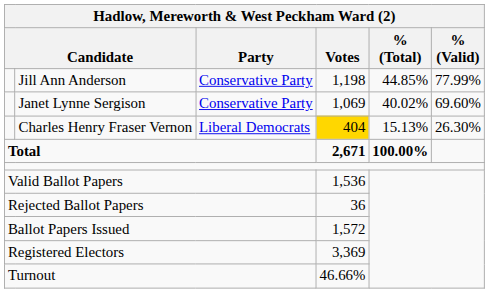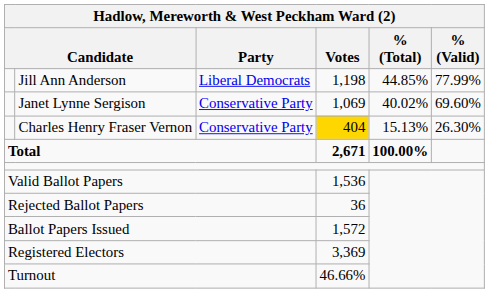(256, 80) Conservative Party -> (255, 80) Liberal Democrats
(255, 127) Liberal Democrats -> (256, 127) Conservative Party
